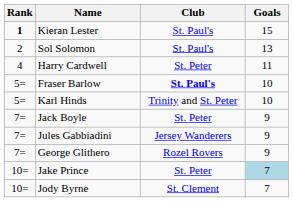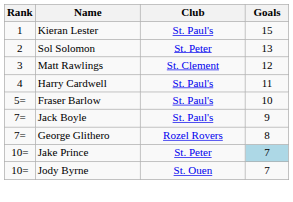(20, 30) bold -> (20, 30) normal
(193, 48) St. Paul's -> (193, 48) St. Peter
+ row: (70, 65)
(193, 65) St. Peter -> (193, 83) St. Paul's
(193, 83) bold -> (193, 100) normal
- row: (62, 100)
(193, 118) St. Peter -> (193, 118) St. Paul's
- row: (75, 135)
(267, 153) 9 -> (267, 135) 8
(193, 188) St. Clement -> (193, 170) St. Ouen
